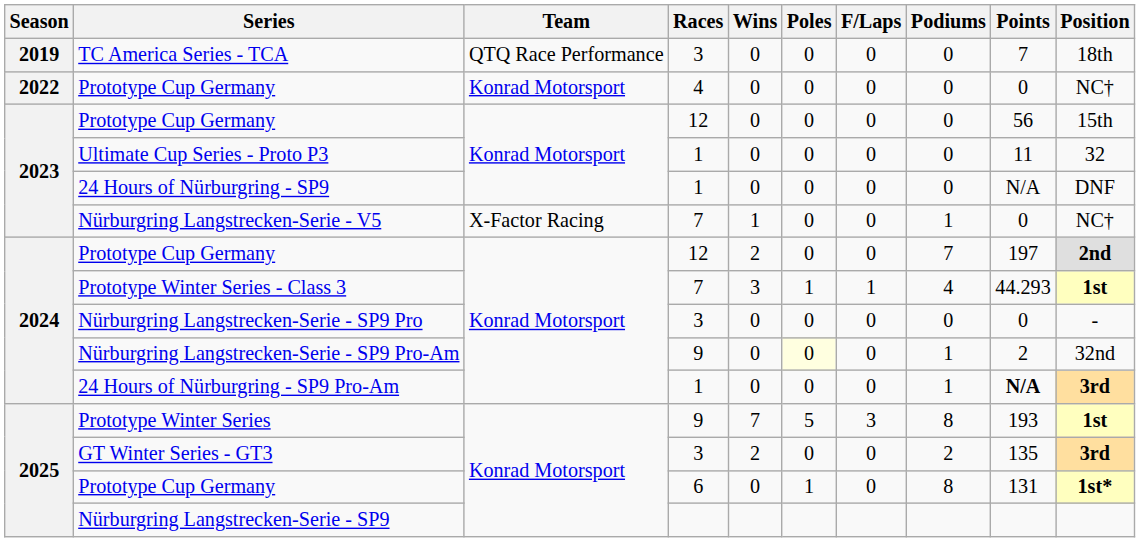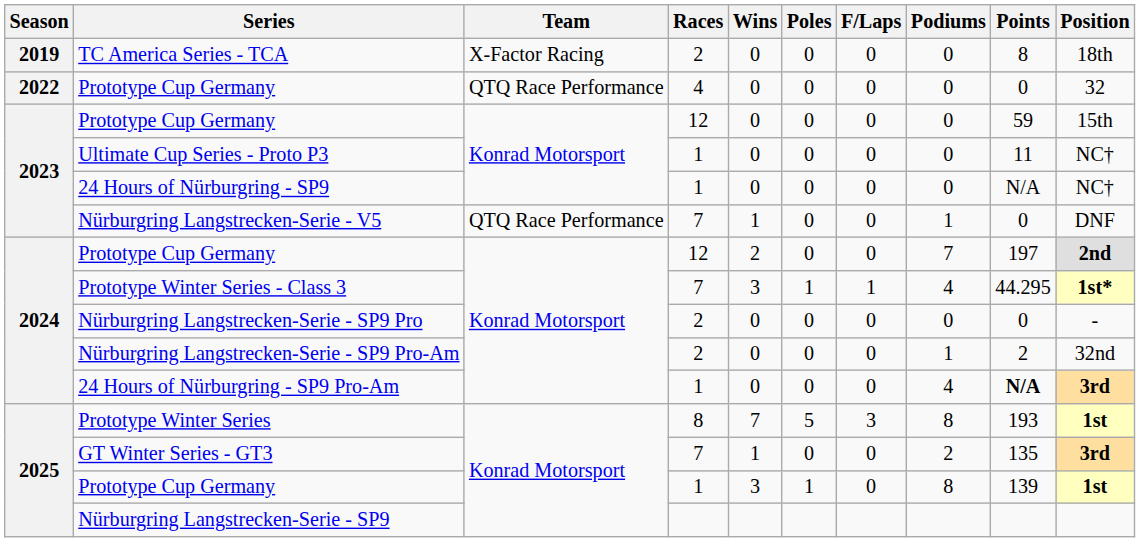(566, 54) QTQ Race Performance -> (536, 54) X-Factor Racing
(698, 54) 3 -> (698, 54) 2
(1023, 54) 7 -> (1023, 54) 8
(547, 88) Konrad Motorsport -> (566, 88) QTQ Race Performance
(1095, 88) NC† -> (1095, 88) 32
(1023, 121) 56 -> (1023, 121) 59
(1095, 154) 32 -> (1095, 154) NC†
(1095, 187) DNF -> (1095, 187) NC†
(536, 221) X-Factor Racing -> (566, 221) QTQ Race Performance
(1095, 221) NC† -> (1095, 221) DNF
(1023, 287) 44.293 -> (1023, 287) 44.295
(1095, 287) 1st -> (1095, 287) 1st*
(698, 320) 3 -> (698, 320) 2
(698, 354) 9 -> (698, 354) 2
(809, 354) lightyellow background -> (809, 354) no background
(948, 387) 1 -> (948, 387) 4
(698, 420) 9 -> (698, 420) 8
(698, 453) 3 -> (698, 453) 7
(755, 453) 2 -> (755, 453) 1
(698, 487) 6 -> (698, 487) 1
(755, 487) 0 -> (755, 487) 3
(1023, 487) 131 -> (1023, 487) 139
(1095, 487) 1st* -> (1095, 487) 1st
